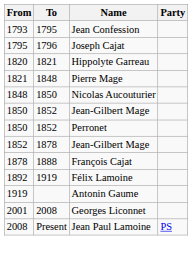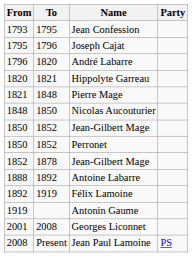+ row: (17, 62)
- row: (17, 161)
+ row: (17, 177)
